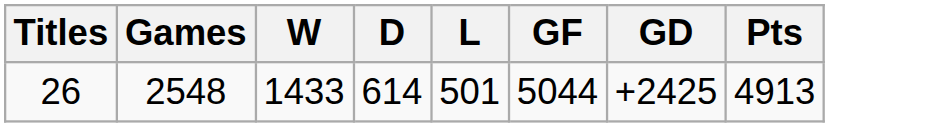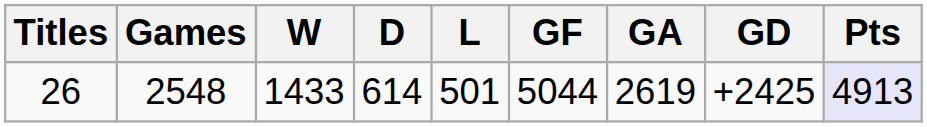+ column: (655, 33)
(775, 91) no background -> (873, 91) lavender background
